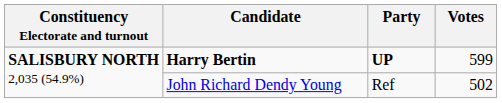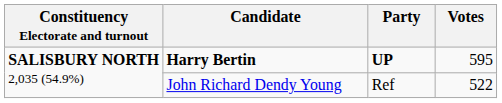(481, 60) 599 -> (481, 60) 595
(481, 85) 502 -> (481, 85) 522
